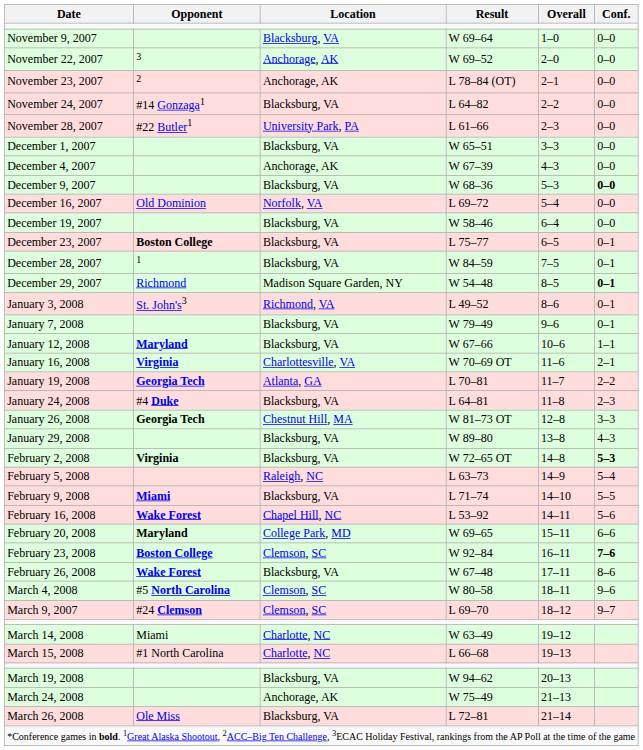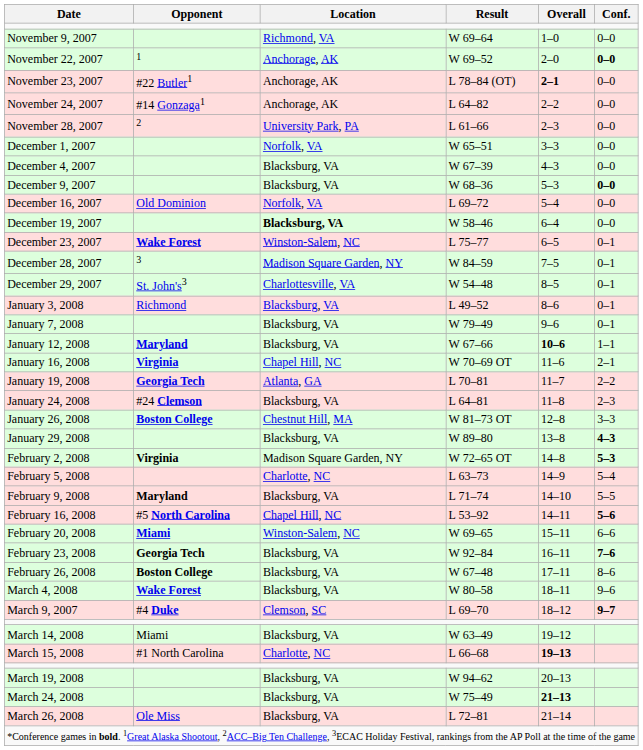(301, 38) Blacksburg, VA -> (299, 38) Richmond, VA
(139, 56) 3 -> (139, 56) 1
(606, 59) normal -> (606, 59) bold
(139, 79) 2 -> (164, 81) #22 Butler1
(550, 81) normal -> (550, 81) bold
(301, 103) Blacksburg, VA -> (301, 103) Anchorage, AK
(164, 126) #22 Butler1 -> (139, 123) 2
(301, 146) Blacksburg, VA -> (293, 146) Norfolk, VA
(301, 165) Anchorage, AK -> (301, 165) Blacksburg, VA
(301, 222) normal -> (303, 222) bold
(174, 241) Boston College -> (169, 241) Wake Forest
(301, 241) Blacksburg, VA -> (311, 241) Winston-Salem, NC
(139, 260) 1 -> (139, 260) 3
(301, 262) Blacksburg, VA -> (333, 262) Madison Square Garden, NY
(161, 283) Richmond -> (161, 284) St. John's3
(333, 283) Madison Square Garden, NY -> (309, 284) Charlottesville, VA
(606, 283) bold -> (606, 284) normal
(161, 303) St. John's3 -> (161, 305) Richmond
(299, 303) Richmond, VA -> (301, 305) Blacksburg, VA
(553, 343) normal -> (553, 343) bold
(309, 362) Charlottesville, VA -> (302, 362) Chapel Hill, NC
(157, 400) #4 Duke -> (169, 400) #24 Clemson
(170, 419) Georgia Tech -> (174, 419) Boston College
(606, 438) normal -> (606, 438) bold
(301, 457) Blacksburg, VA -> (333, 457) Madison Square Garden, NY
(293, 476) Raleigh, NC -> (297, 476) Charlotte, NC
(153, 495) Miami -> (162, 495) Maryland
(169, 514) Wake Forest -> (183, 514) #5 North Carolina
(606, 514) normal -> (606, 514) bold
(162, 533) Maryland -> (153, 533) Miami
(307, 533) College Park, MD -> (311, 533) Winston-Salem, NC
(174, 552) Boston College -> (170, 552) Georgia Tech
(295, 552) Clemson, SC -> (301, 552) Blacksburg, VA
(169, 571) Wake Forest -> (174, 571) Boston College
(183, 590) #5 North Carolina -> (169, 590) Wake Forest
(295, 590) Clemson, SC -> (301, 590) Blacksburg, VA
(169, 609) #24 Clemson -> (157, 609) #4 Duke
(606, 609) normal -> (606, 609) bold
(297, 634) Charlotte, NC -> (301, 634) Blacksburg, VA
(556, 653) normal -> (556, 653) bold
(301, 697) Anchorage, AK -> (301, 697) Blacksburg, VA
(556, 697) normal -> (556, 697) bold
